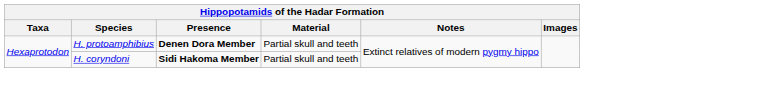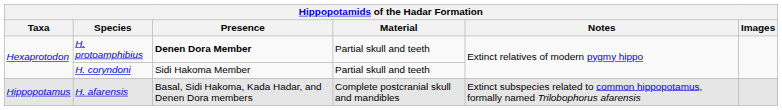(209, 59) bold -> (203, 70) normal
+ row: (102, 92)
